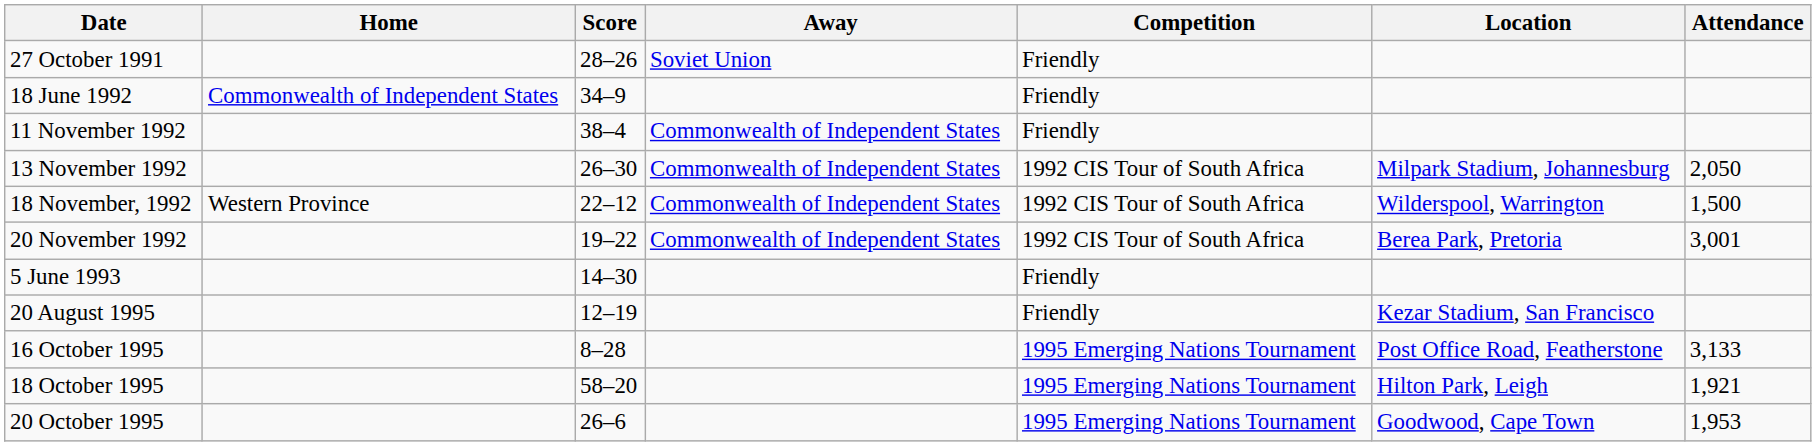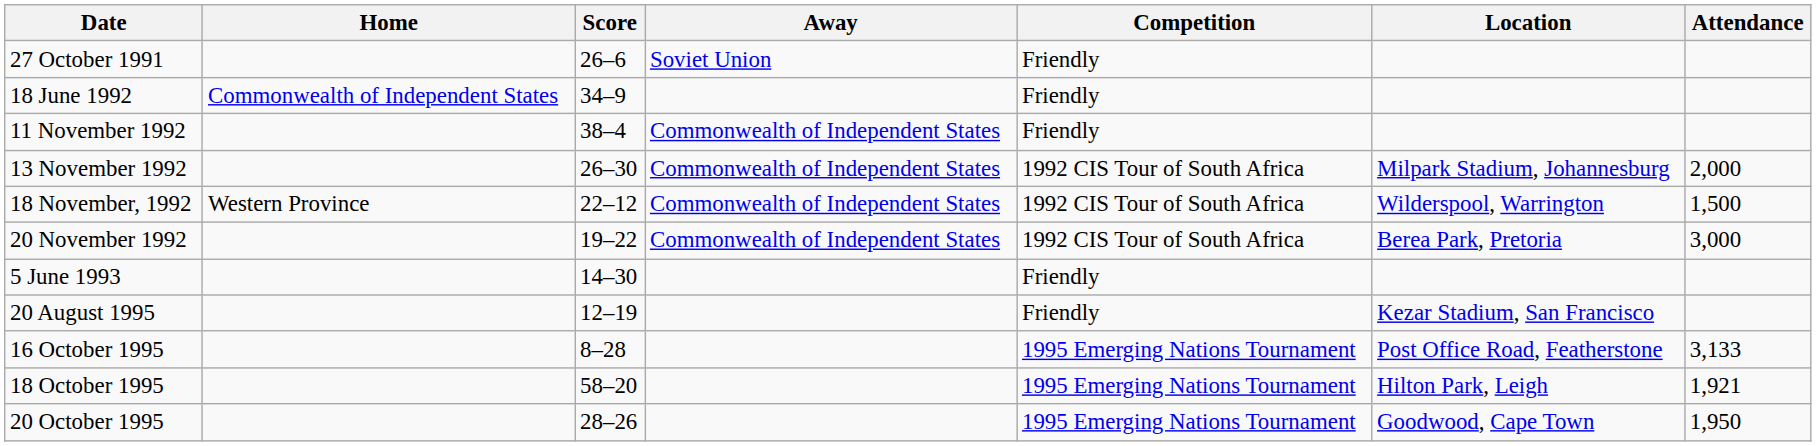(609, 58) 28–26 -> (603, 58) 26–6
(1715, 167) 2,050 -> (1715, 167) 2,000
(1715, 240) 3,001 -> (1715, 240) 3,000
(603, 421) 26–6 -> (609, 421) 28–26
(1715, 421) 1,953 -> (1715, 421) 1,950
